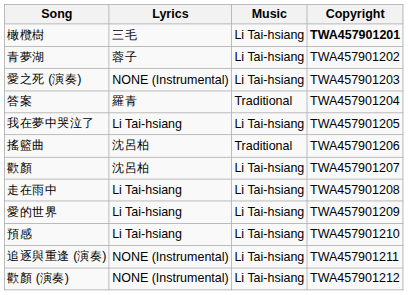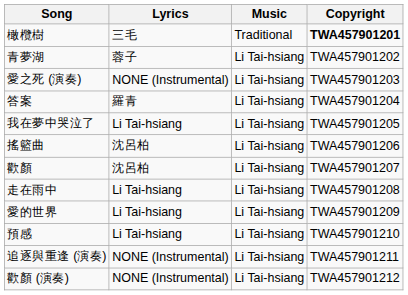(269, 35) Li Tai-hsiang -> (263, 35) Traditional
(263, 101) Traditional -> (269, 101) Li Tai-hsiang
(263, 146) Traditional -> (269, 146) Li Tai-hsiang
